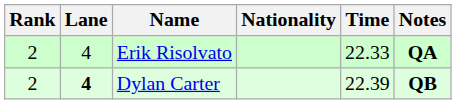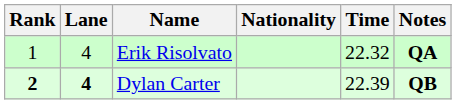(32, 51) 2 -> (32, 51) 1
(367, 51) 22.33 -> (367, 51) 22.32
(32, 83) normal -> (32, 83) bold
